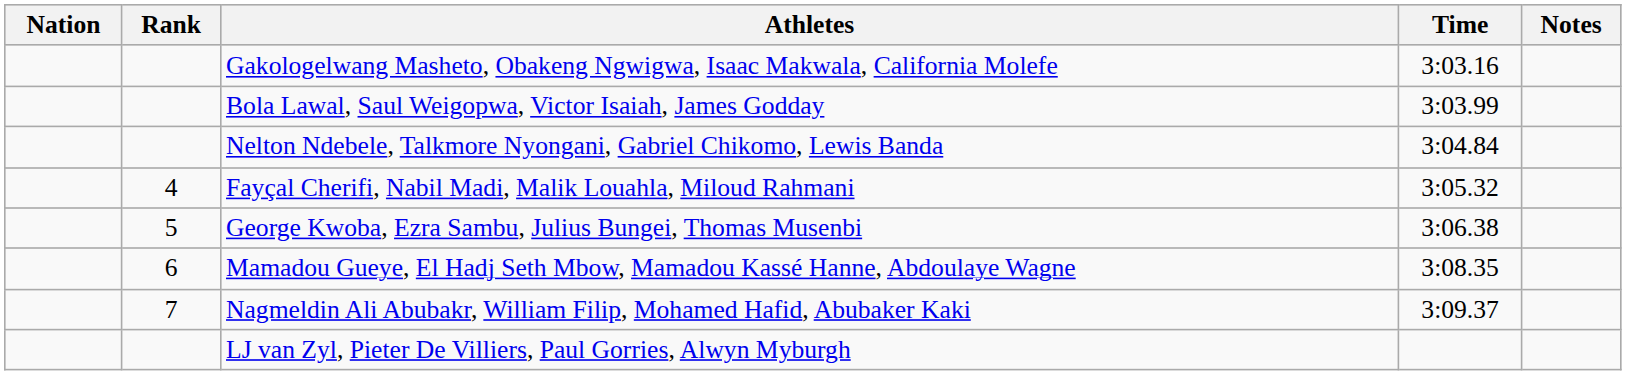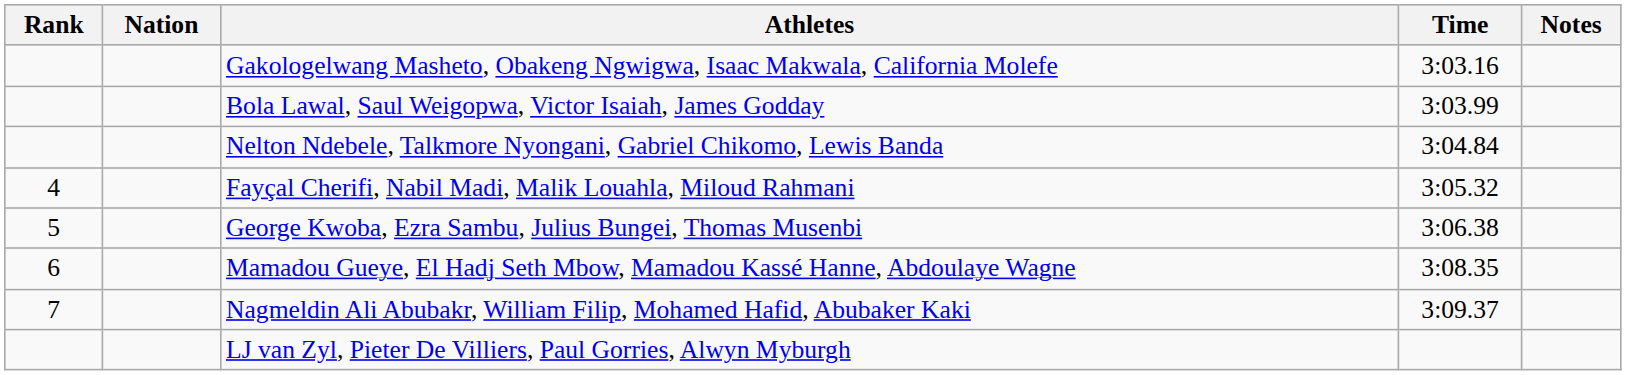columns swapped: (171, 24) <-> (63, 24)
